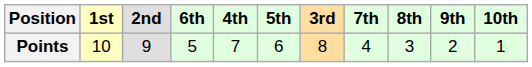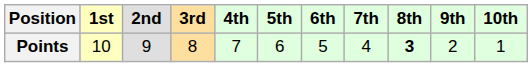columns swapped: (322, 19) <-> (192, 19)
(409, 47) normal -> (409, 47) bold
